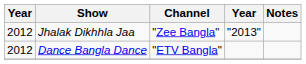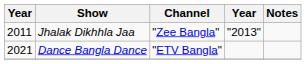(20, 31) 2012 -> (19, 31) 2011
(20, 50) 2012 -> (20, 50) 2021
